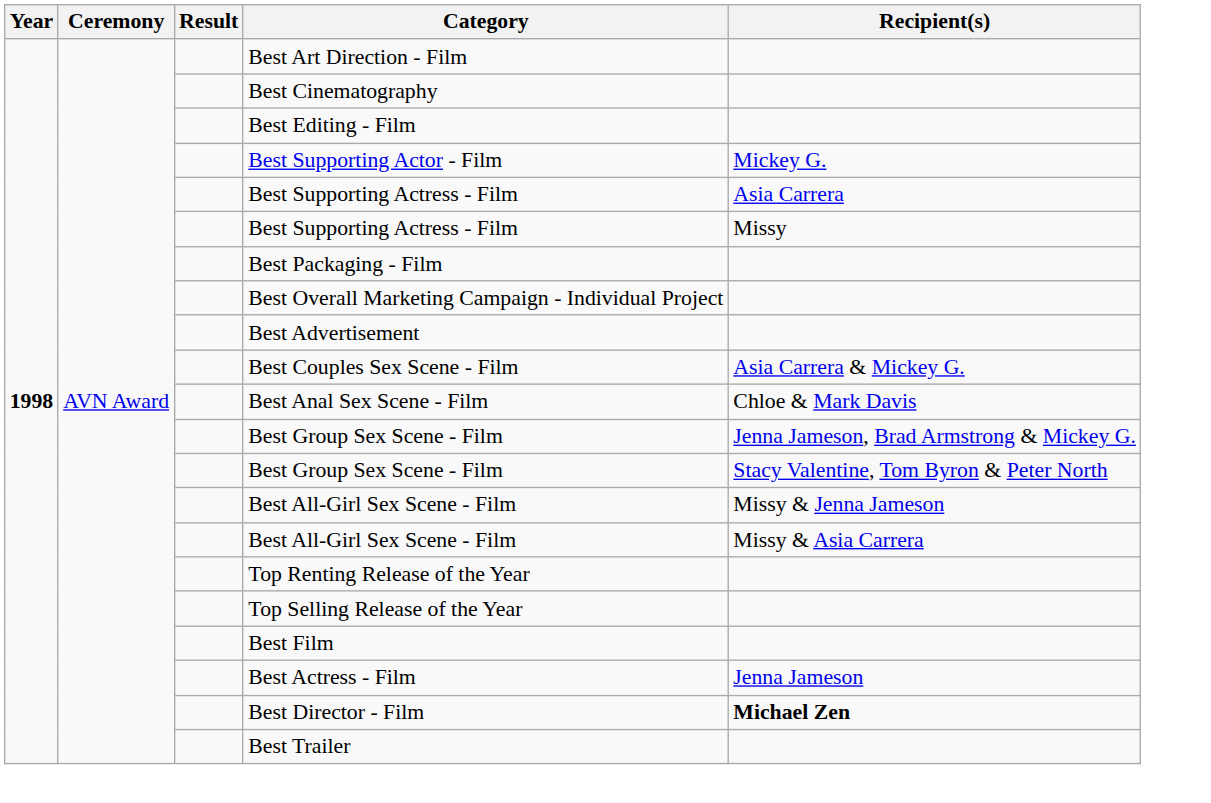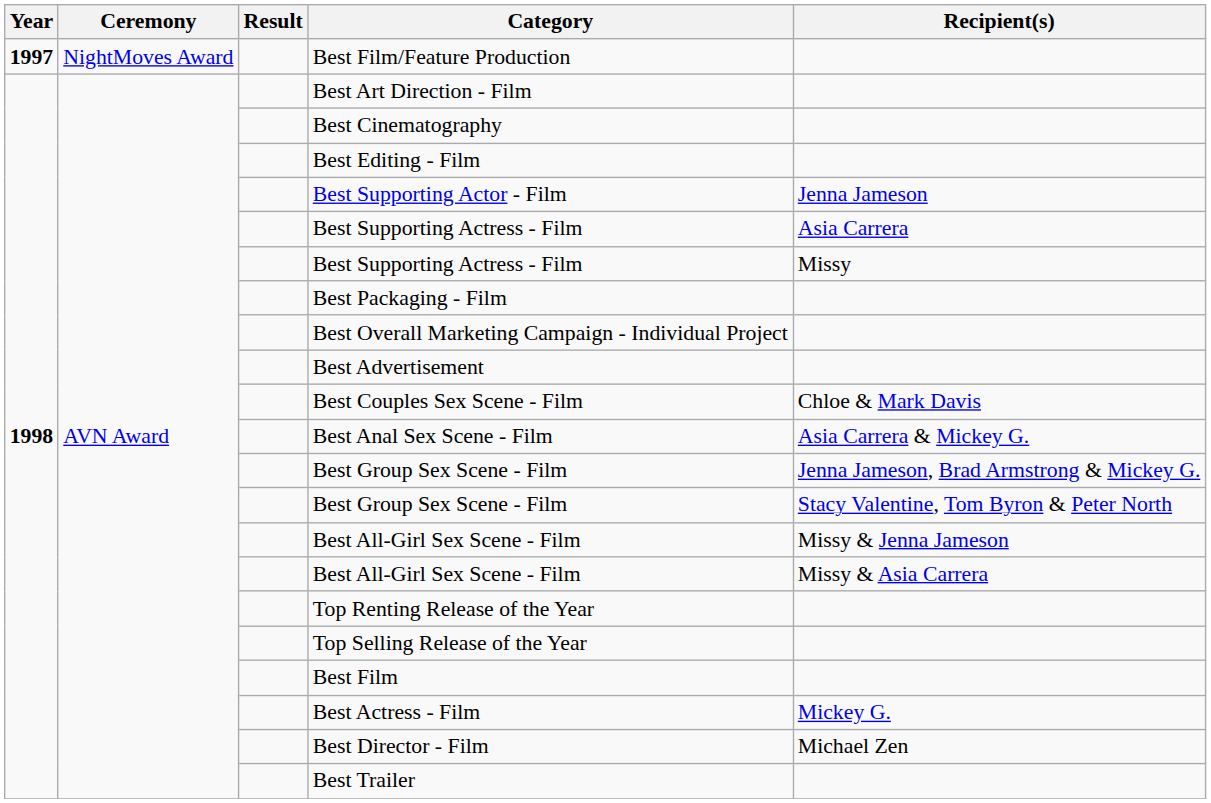+ row: (31, 56)
(780, 159) Mickey G. -> (863, 194) Jenna Jameson
(849, 366) Asia Carrera & Mickey G. -> (889, 401) Chloe & Mark Davis
(825, 401) Chloe & Mark Davis -> (914, 435) Asia Carrera & Mickey G.
(798, 677) Jenna Jameson -> (844, 711) Mickey G.
(792, 711) bold -> (853, 746) normal
